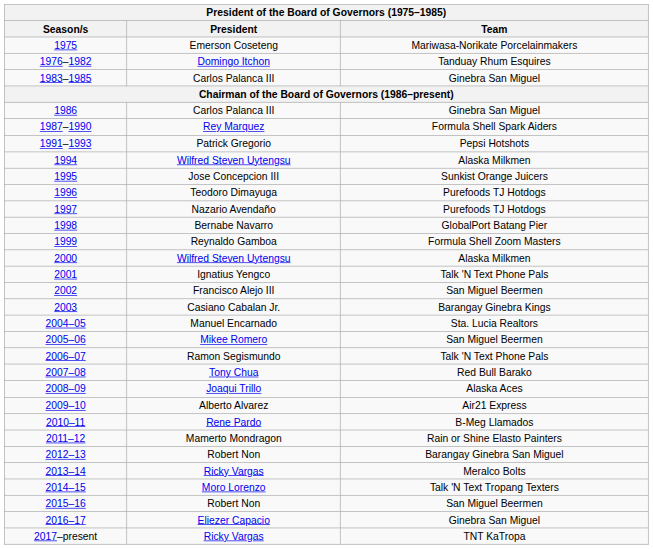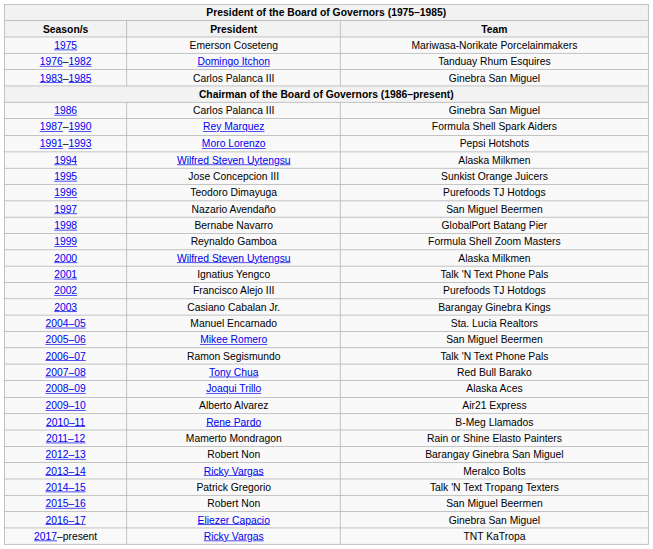(234, 144) Patrick Gregorio -> (234, 144) Moro Lorenzo
(494, 209) Purefoods TJ Hotdogs -> (494, 209) San Miguel Beermen
(494, 291) San Miguel Beermen -> (494, 291) Purefoods TJ Hotdogs
(234, 487) Moro Lorenzo -> (234, 487) Patrick Gregorio
